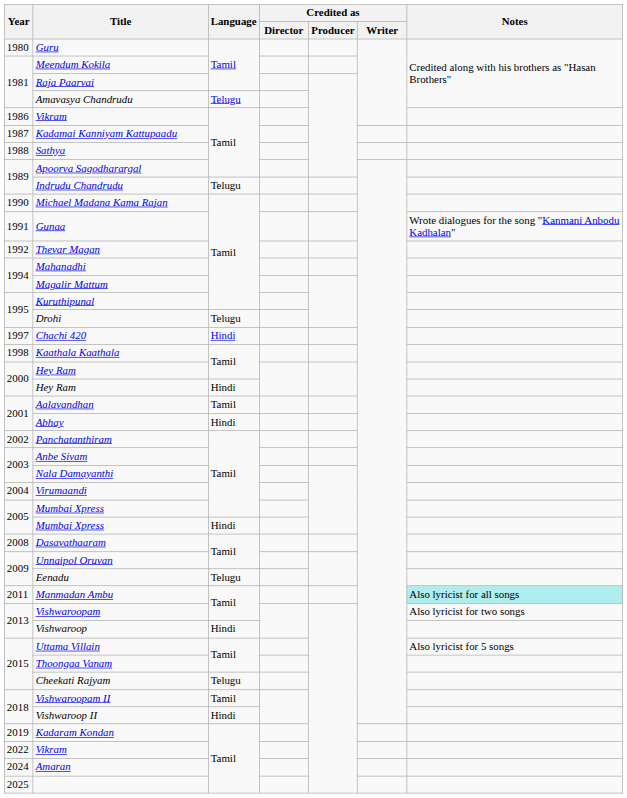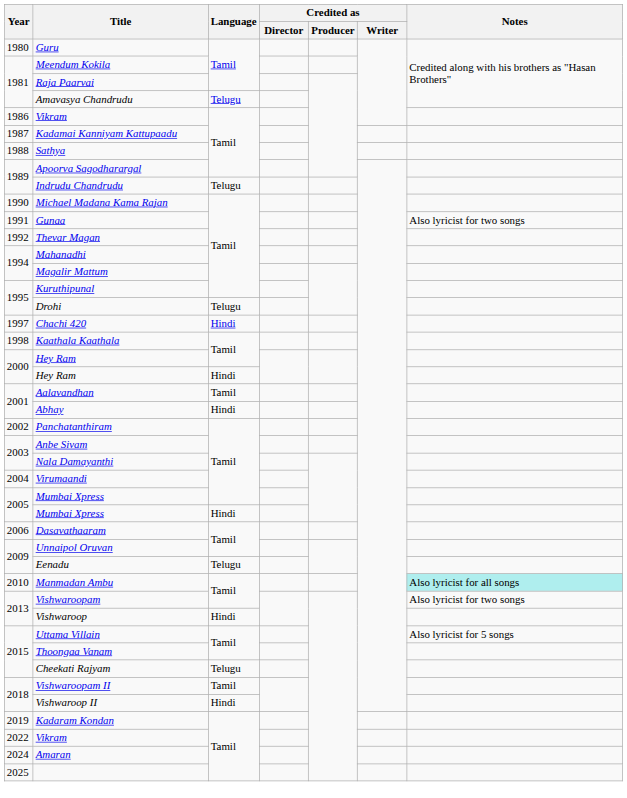(514, 226) Wrote dialogues for the song "Kanmani Anbodu Kadhalan" -> (467, 220) Also lyricist for two songs
(18, 543) 2008 -> (18, 530) 2006
(18, 594) 2011 -> (18, 582) 2010
